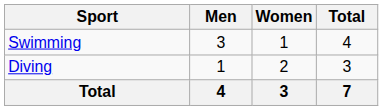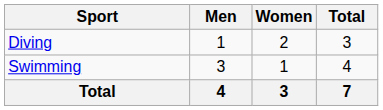rows swapped: (30, 67) <-> (45, 42)
